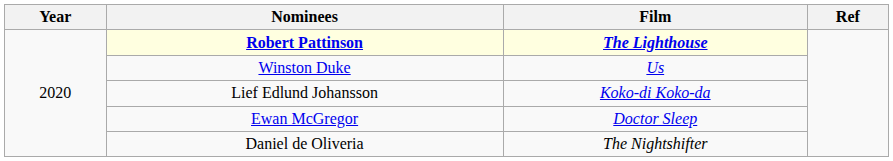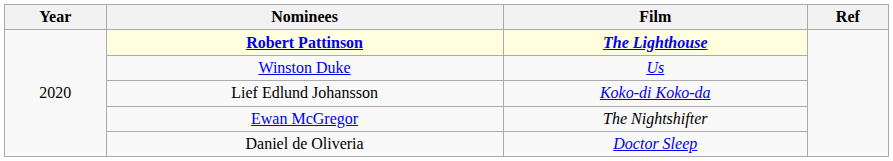(655, 118) Doctor Sleep -> (655, 118) The Nightshifter
(655, 144) The Nightshifter -> (655, 144) Doctor Sleep
